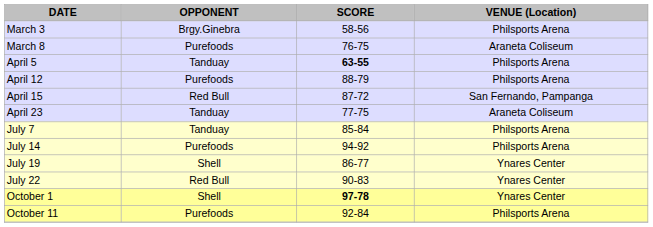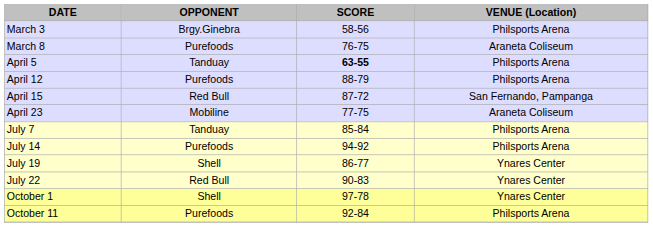(209, 113) Tanduay -> (209, 113) Mobiline
(355, 197) bold -> (355, 197) normal
